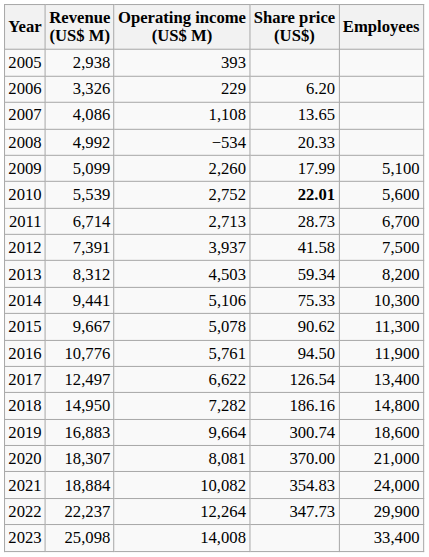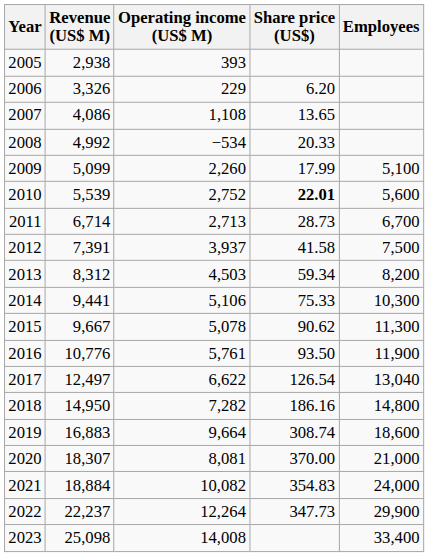(316, 353) 94.50 -> (316, 353) 93.50
(397, 379) 13,400 -> (397, 379) 13,040
(312, 432) 300.74 -> (312, 432) 308.74
